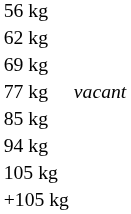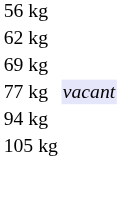(100, 91) no background -> (89, 91) lavender background
- row: (26, 118)
- row: (36, 200)
